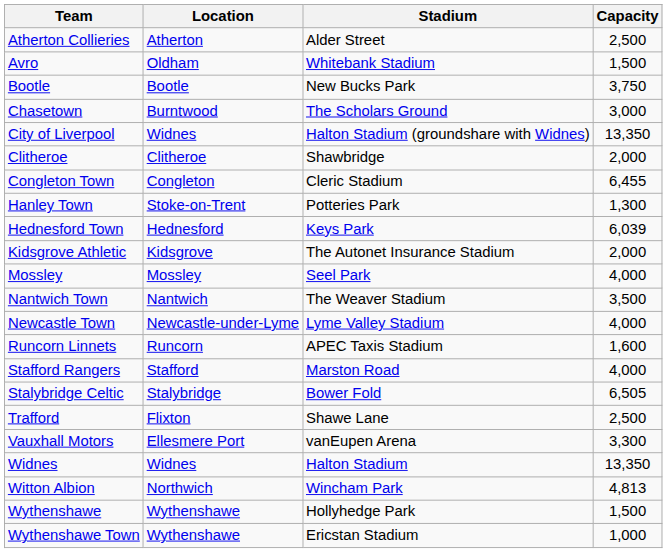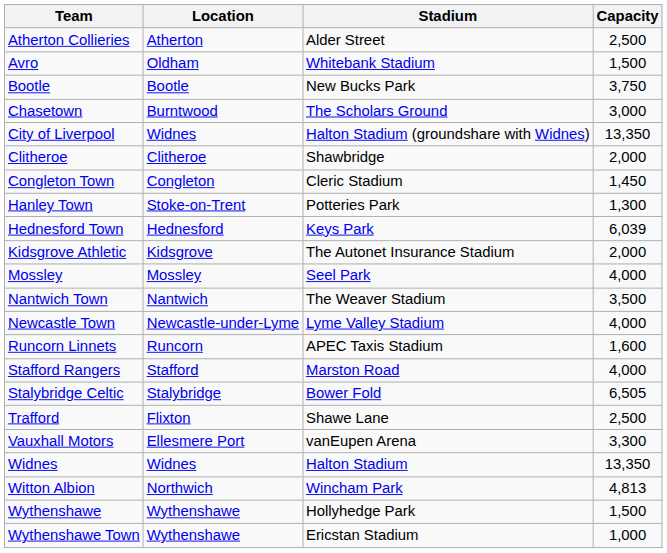(628, 181) 6,455 -> (628, 181) 1,450
